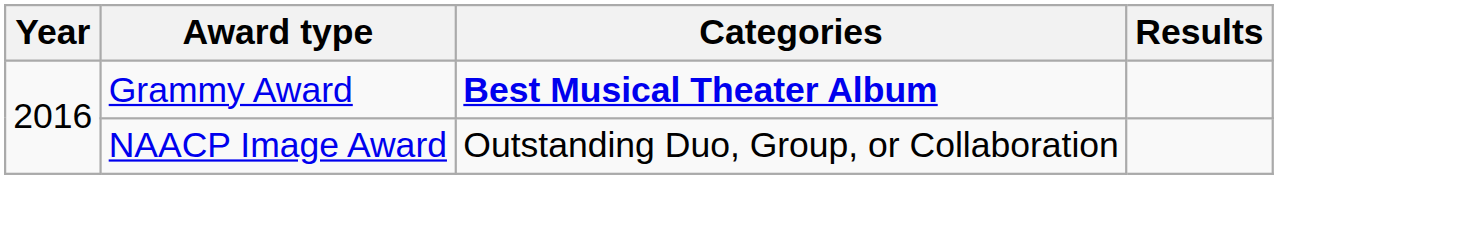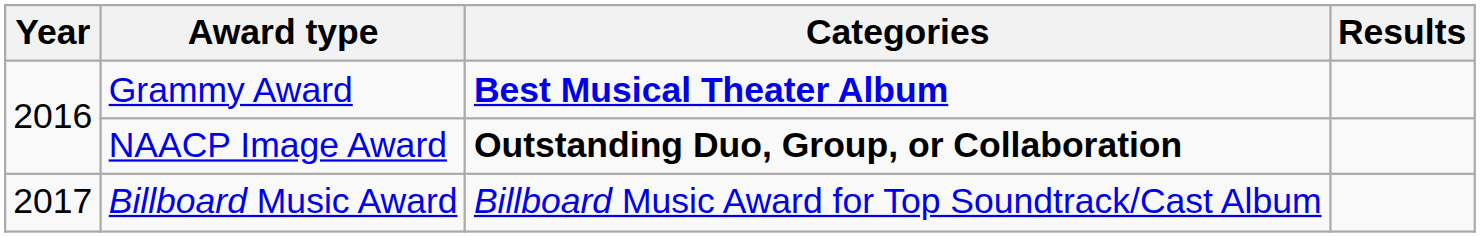(791, 145) normal -> (828, 145) bold
+ row: (283, 201)
